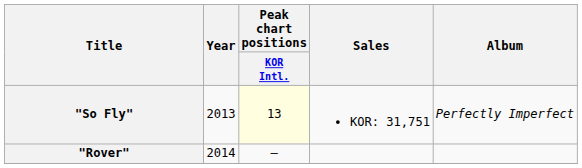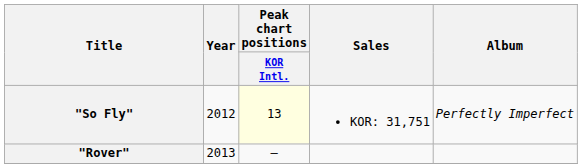(221, 115) 2013 -> (221, 115) 2012
(221, 153) 2014 -> (221, 153) 2013
